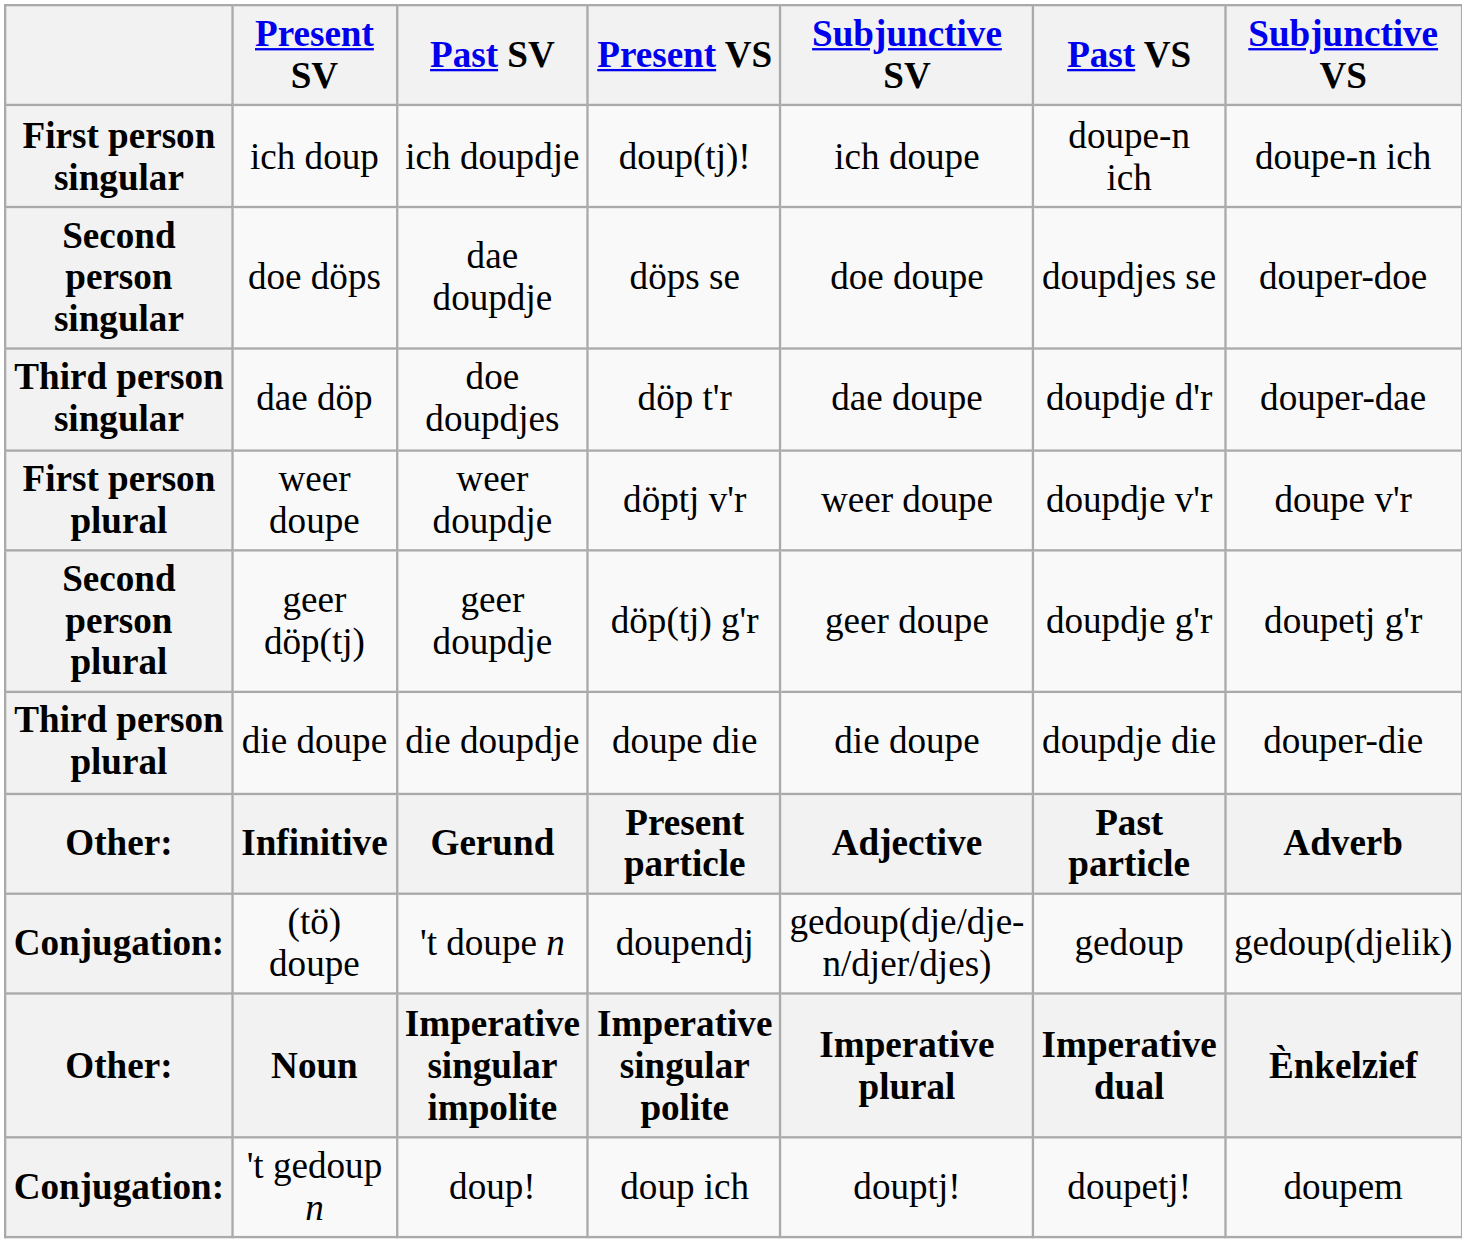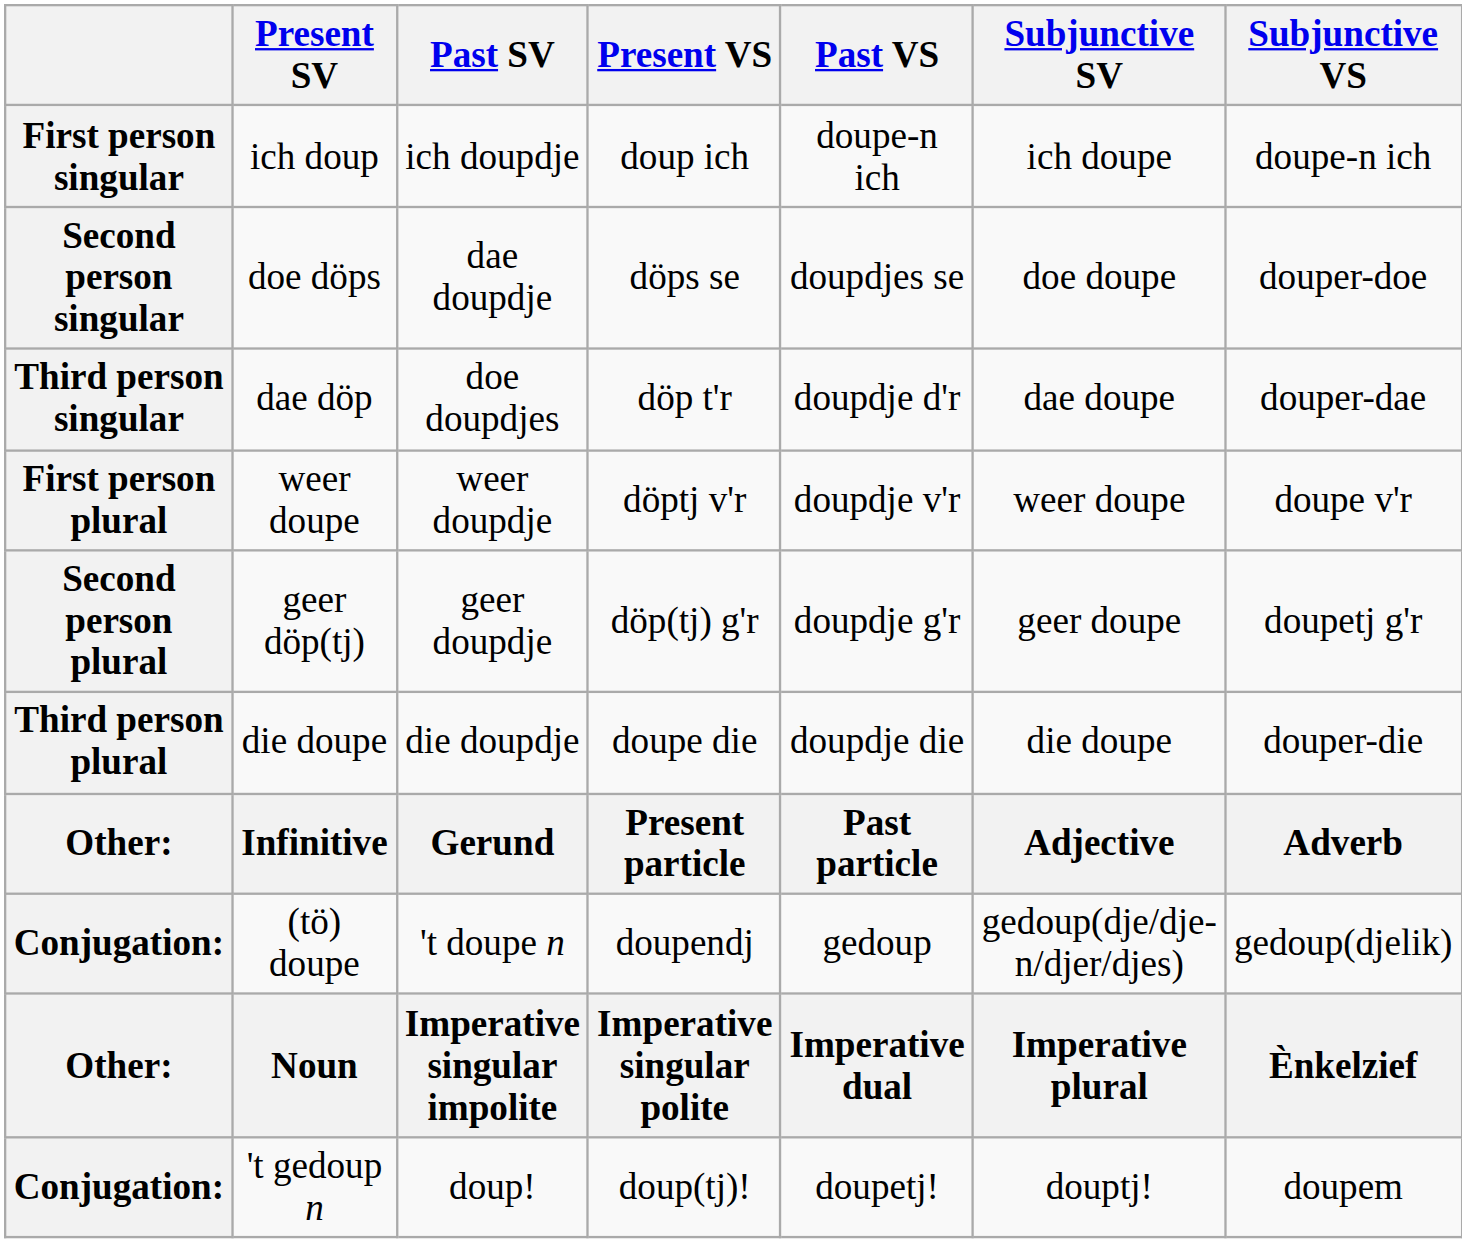columns swapped: (1129, 54) <-> (907, 54)
(685, 155) doup(tj)! -> (685, 155) doup ich
(685, 1186) doup ich -> (685, 1186) doup(tj)!
